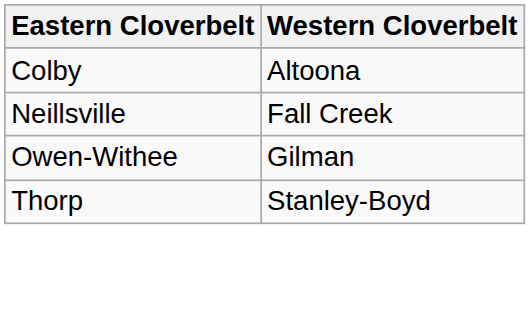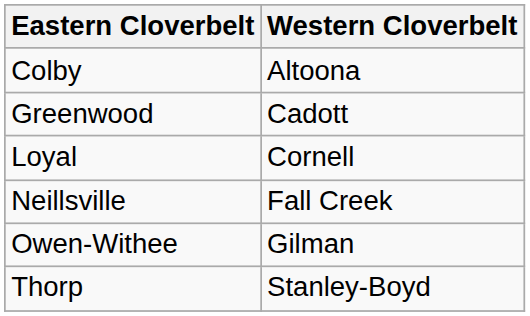+ row: (82, 113)
+ row: (44, 157)
